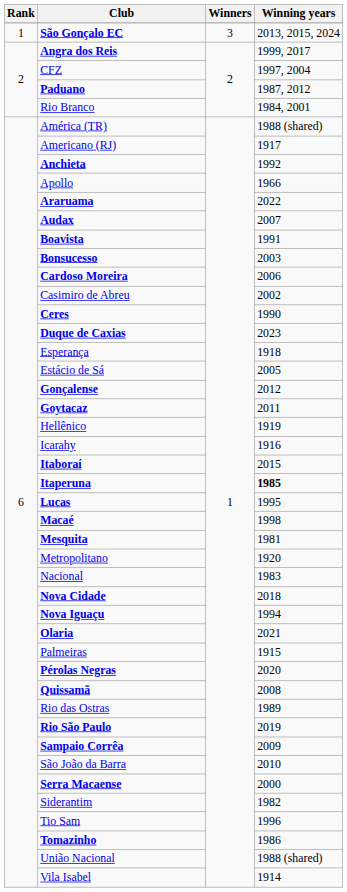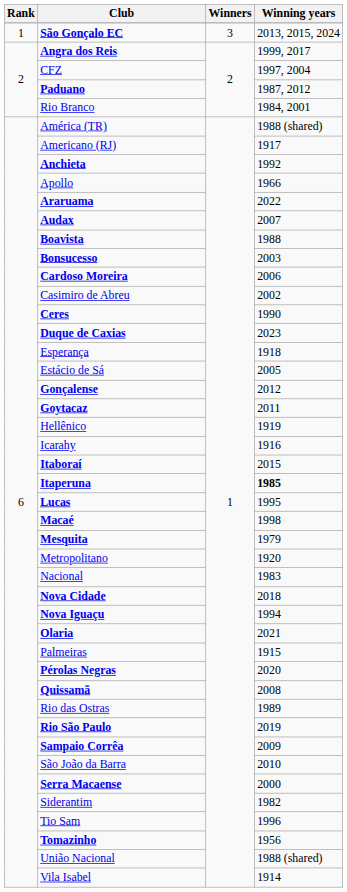(269, 239) 1991 -> (269, 239) 1988
(269, 539) 1981 -> (269, 539) 1979
(269, 840) 1986 -> (269, 840) 1956
